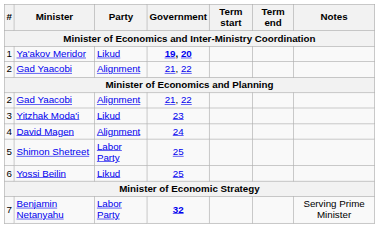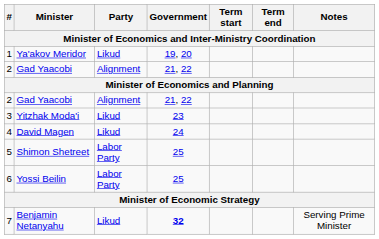(178, 54) bold -> (178, 54) normal
(119, 131) Alignment -> (109, 131) Likud
(109, 173) Likud -> (109, 178) Labor Party
(109, 209) Labor Party -> (109, 220) Likud
